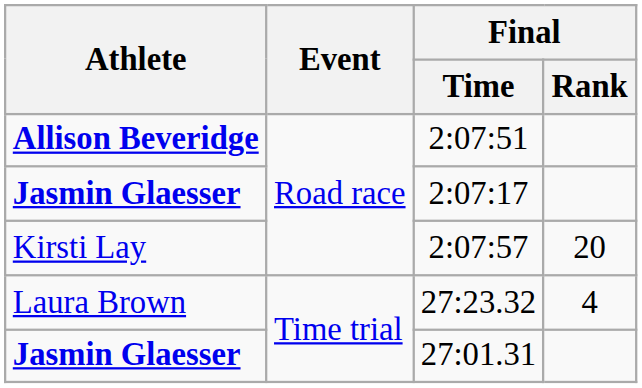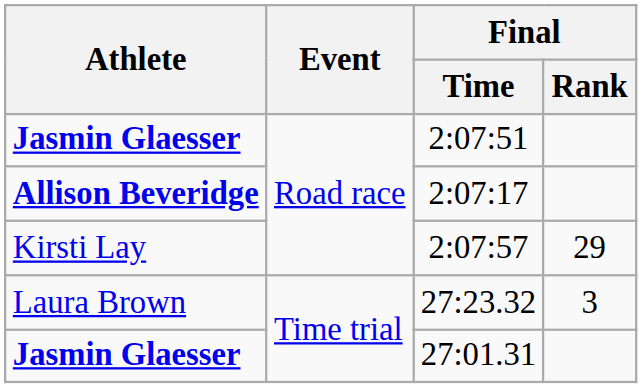(136, 139) Allison Beveridge -> (127, 139) Jasmin Glaesser
(127, 193) Jasmin Glaesser -> (136, 193) Allison Beveridge
(590, 247) 20 -> (590, 247) 29
(590, 301) 4 -> (590, 301) 3
